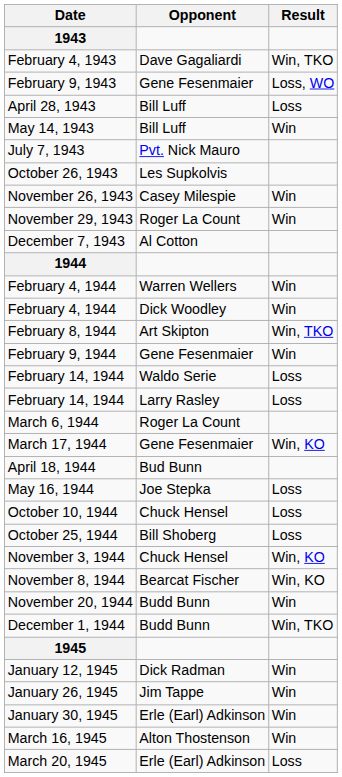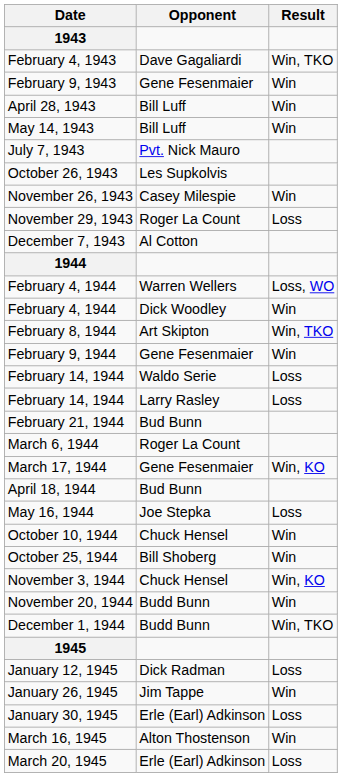(303, 83) Loss, WO -> (284, 83) Win
(287, 106) Loss -> (284, 106) Win
(284, 219) Win -> (287, 219) Loss
(284, 286) Win -> (303, 286) Loss, WO
+ row: (66, 422)
(287, 512) Loss -> (284, 535) Win
(287, 535) Loss -> (284, 557) Win
- row: (66, 580)
(284, 670) Win -> (287, 670) Loss
(284, 715) Win -> (287, 715) Loss
